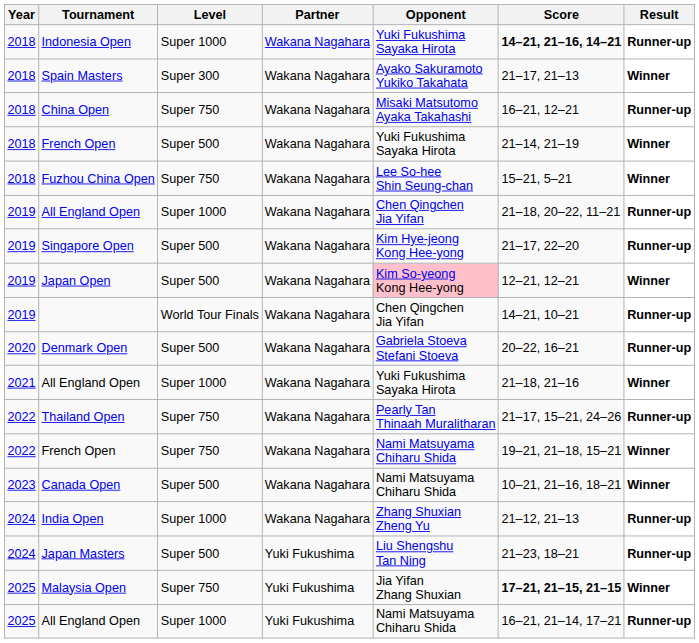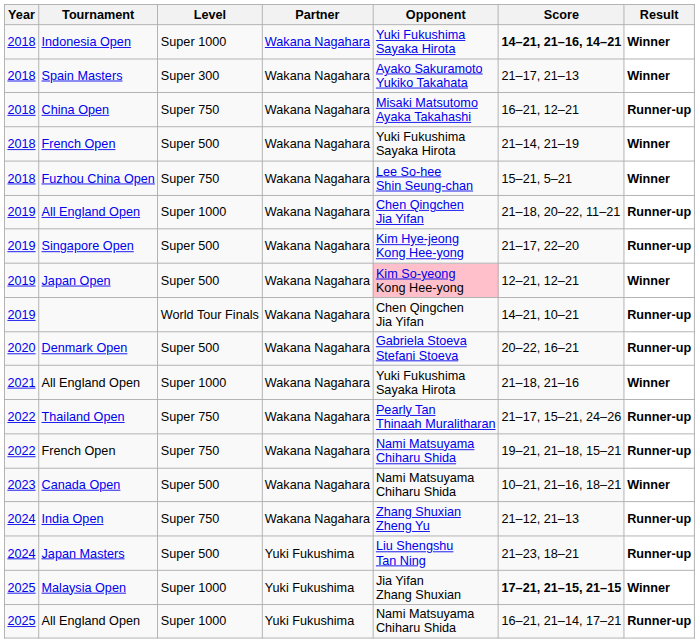(659, 42) Runner-up -> (649, 42) Winner
(649, 451) Winner -> (659, 451) Runner-up
(194, 519) Super 1000 -> (190, 519) Super 750
(190, 588) Super 750 -> (194, 588) Super 1000
